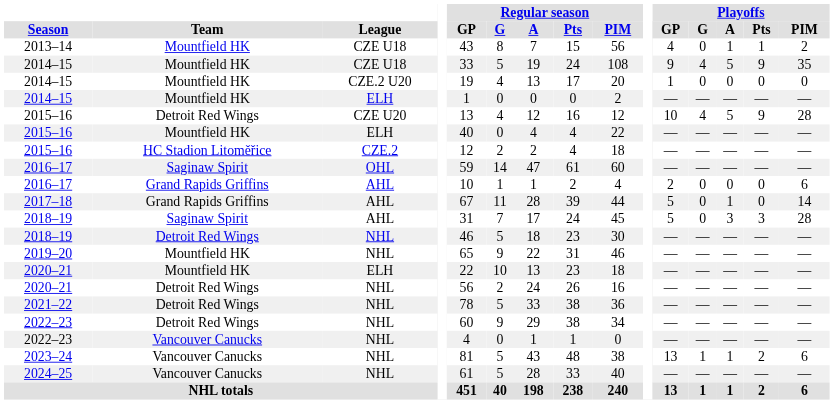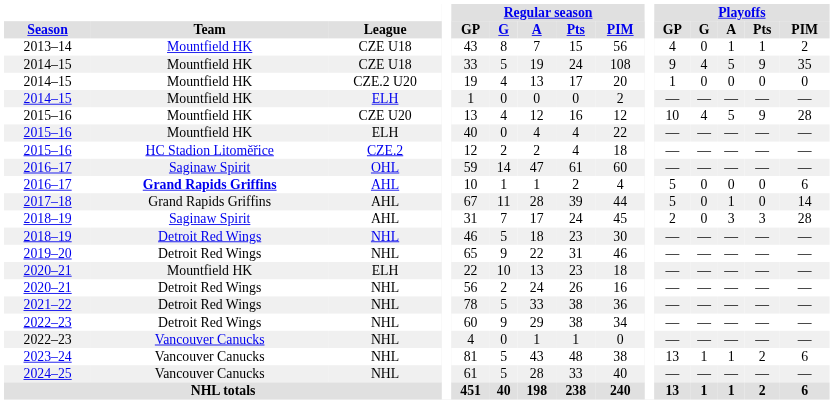(207, 115) Detroit Red Wings -> (210, 115) Mountfield HK
(207, 184) normal -> (210, 184) bold
(671, 184) 2 -> (672, 184) 5
(671, 219) 5 -> (672, 219) 2
(207, 253) Mountfield HK -> (210, 253) Detroit Red Wings
